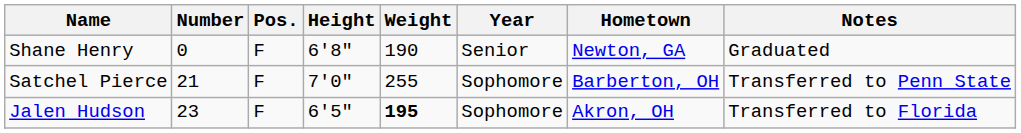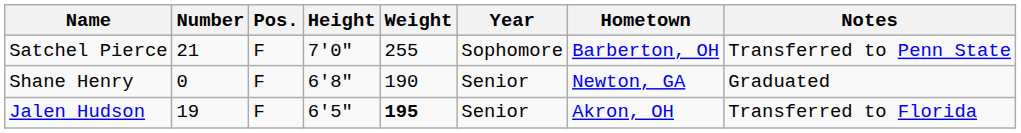rows swapped: (71, 51) <-> (88, 82)
(188, 112) 23 -> (188, 112) 19
(512, 112) Sophomore -> (495, 112) Senior
